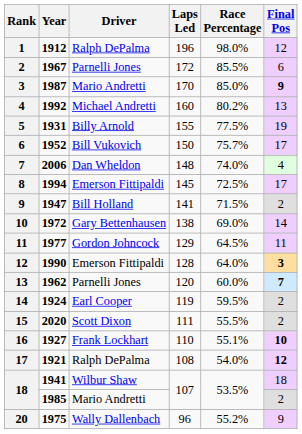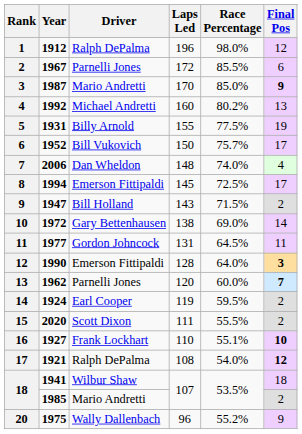(185, 203) 141 -> (185, 203) 143
(185, 243) 129 -> (185, 243) 131
